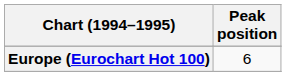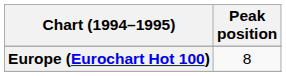(247, 58) 6 -> (247, 58) 8
